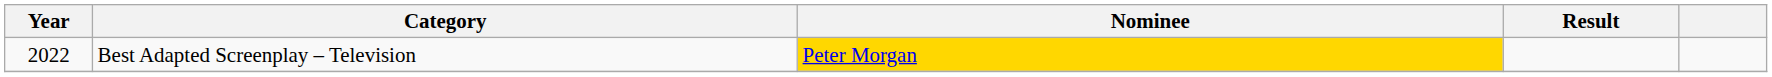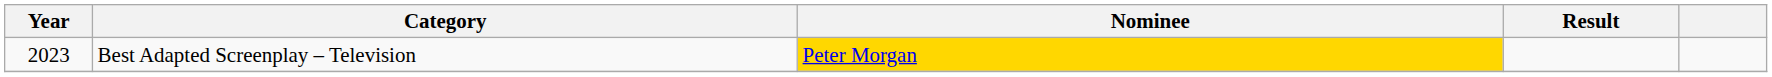(49, 54) 2022 -> (49, 54) 2023
